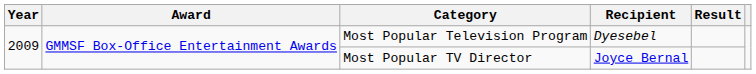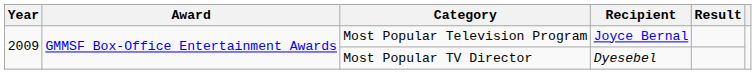(625, 37) Dyesebel -> (641, 37) Joyce Bernal
(641, 58) Joyce Bernal -> (625, 58) Dyesebel
